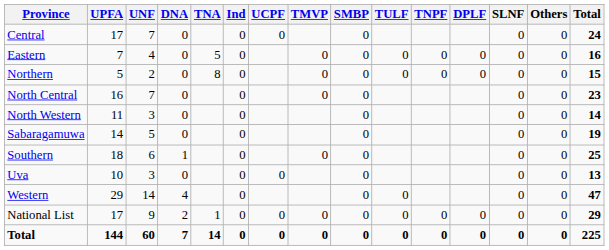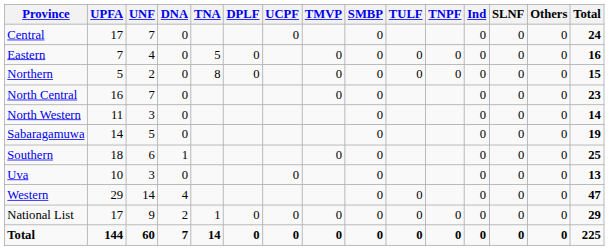columns swapped: (236, 14) <-> (470, 14)
